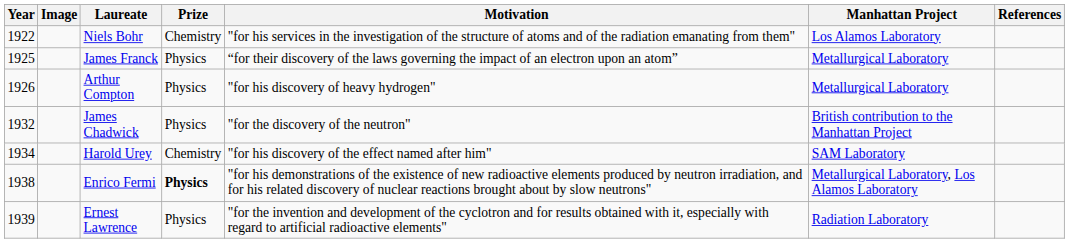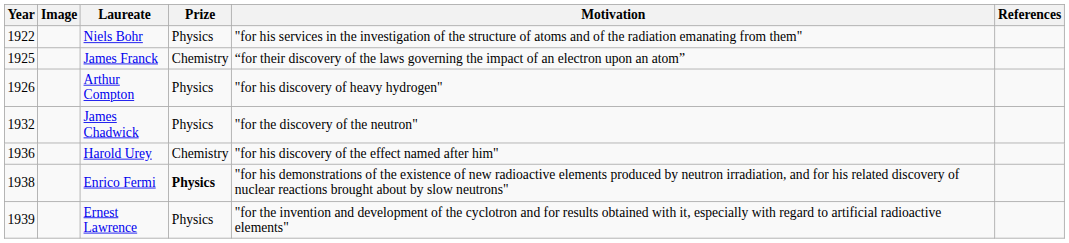- column: (902, 15)
(193, 36) Chemistry -> (193, 36) Physics
(185, 58) Physics -> (200, 58) Chemistry
(21, 153) 1934 -> (21, 153) 1936
